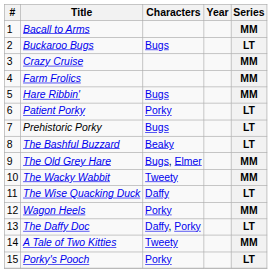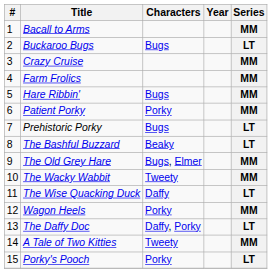(249, 111) LT -> (249, 111) MM
